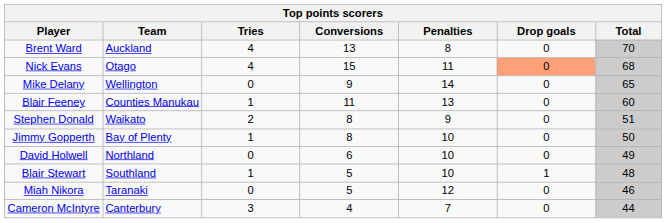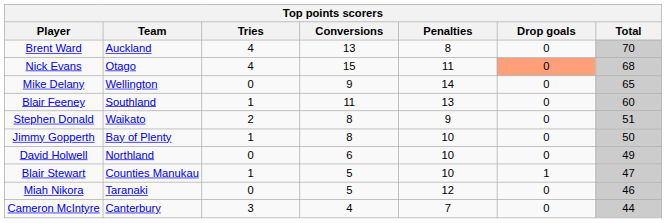(152, 102) Counties Manukau -> (131, 102) Southland
(131, 173) Southland -> (152, 173) Counties Manukau
(629, 173) 48 -> (629, 173) 47
